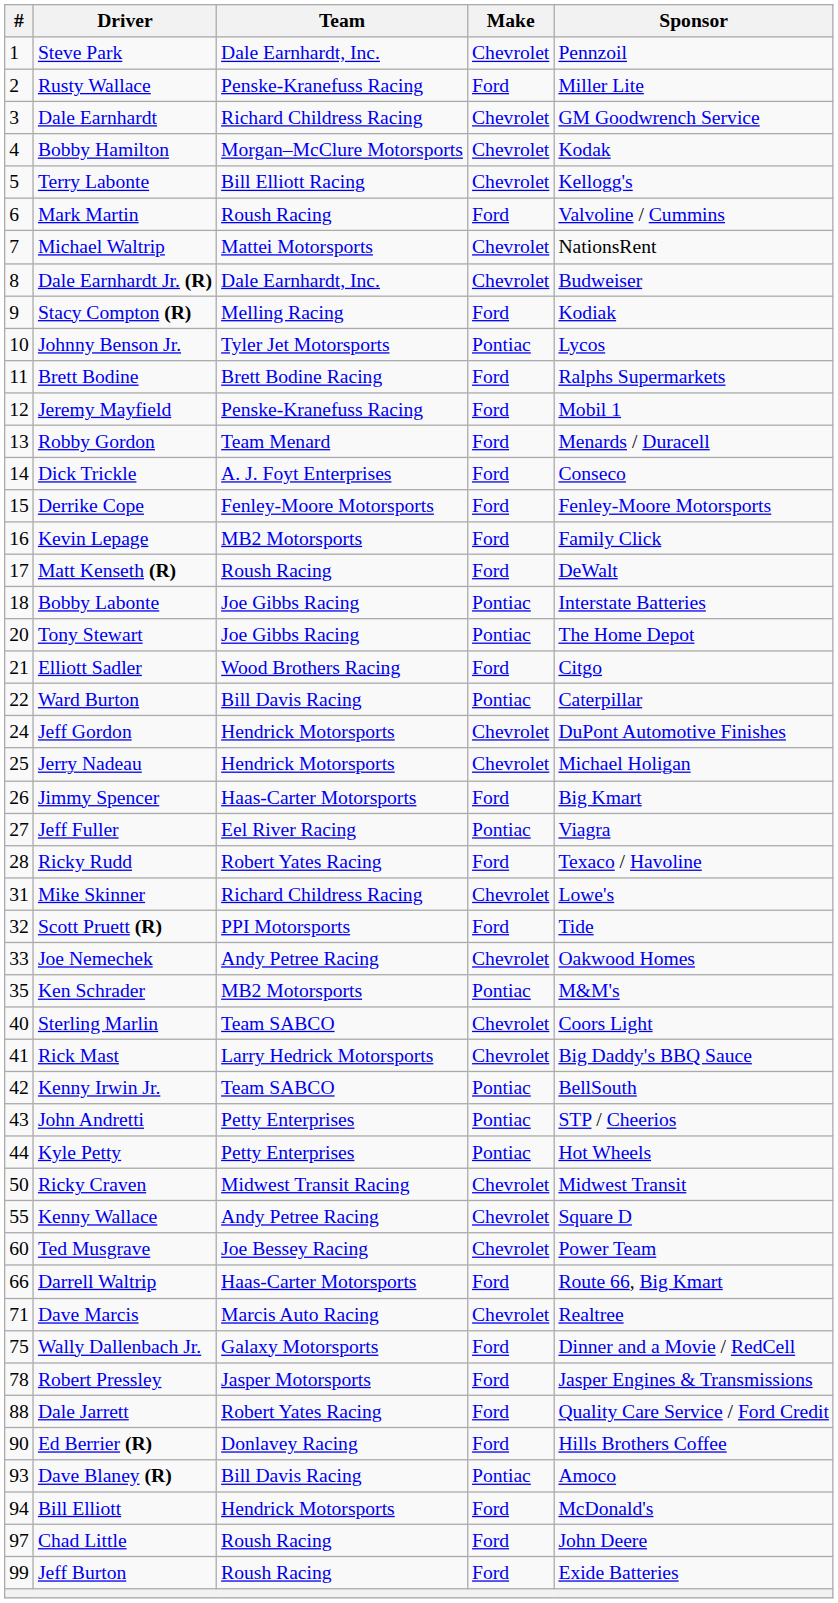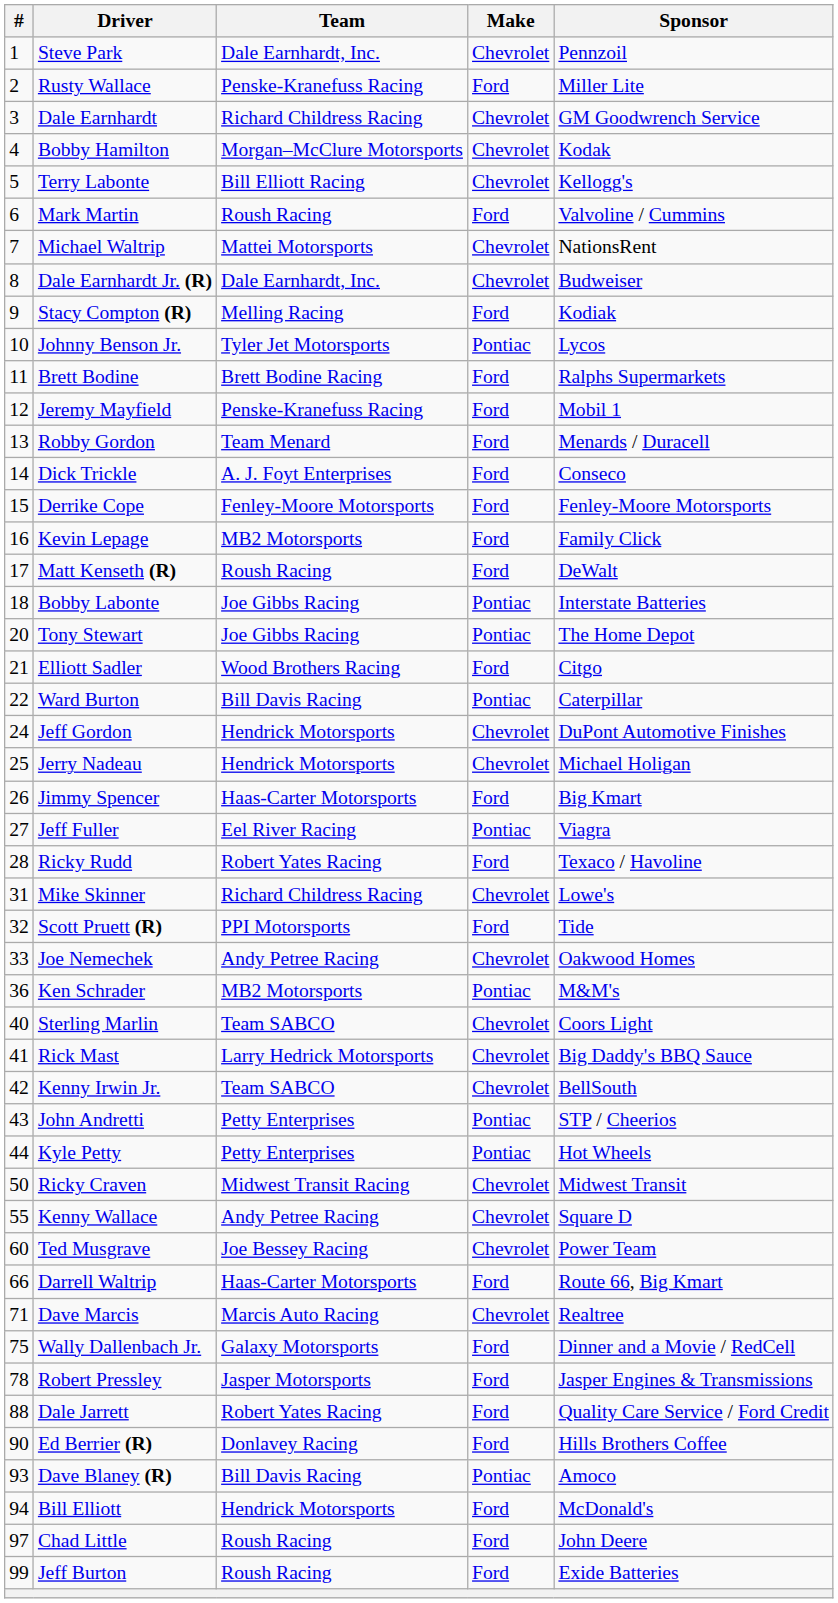(19, 990) 35 -> (19, 990) 36
(501, 1087) Pontiac -> (511, 1087) Chevrolet
